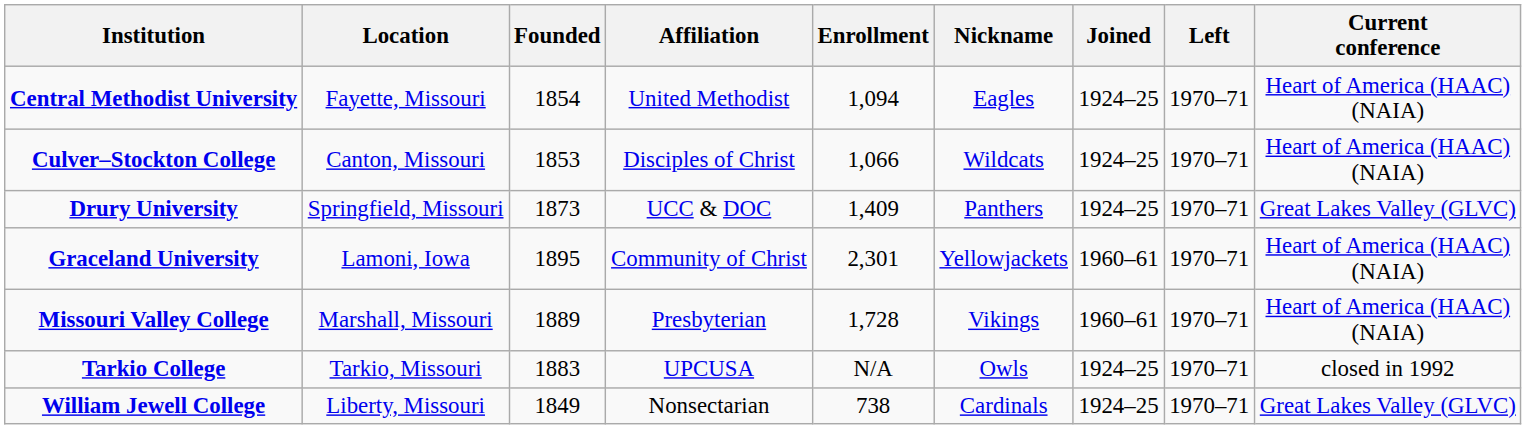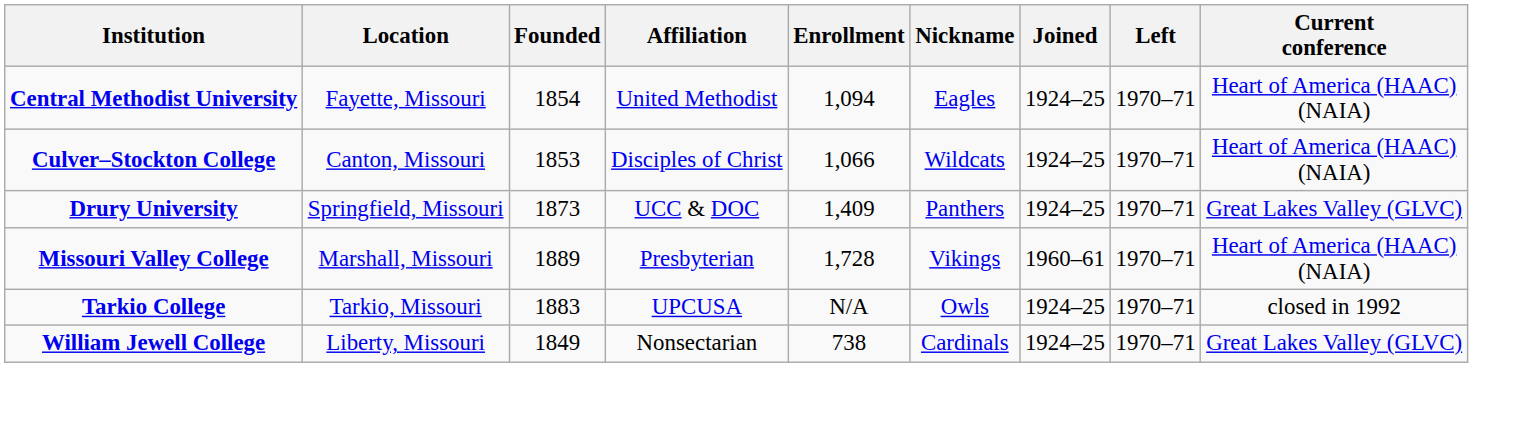- row: (154, 257)
